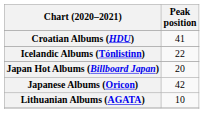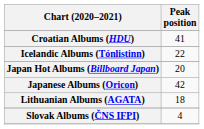(180, 100) 10 -> (180, 100) 18
+ row: (83, 116)
